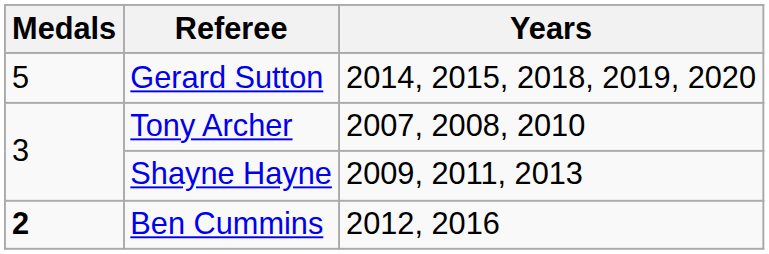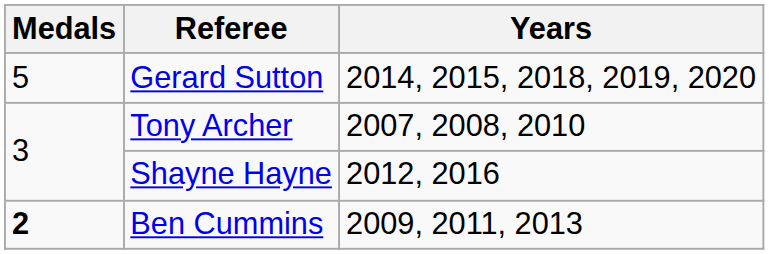(464, 175) 2009, 2011, 2013 -> (423, 175) 2012, 2016
(423, 223) 2012, 2016 -> (464, 223) 2009, 2011, 2013
